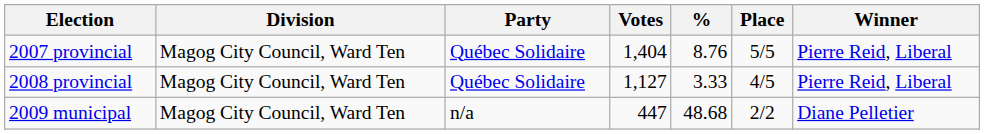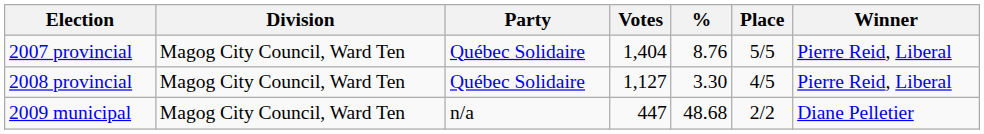(710, 81) 3.33 -> (710, 81) 3.30
